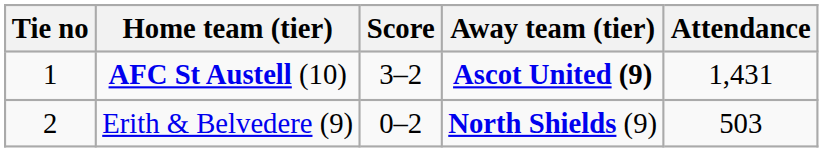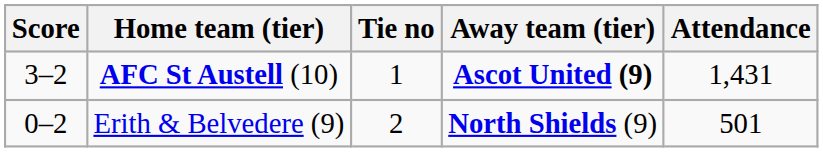columns swapped: (50, 27) <-> (401, 27)
(741, 122) 503 -> (741, 122) 501
